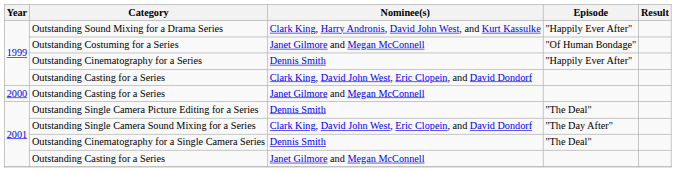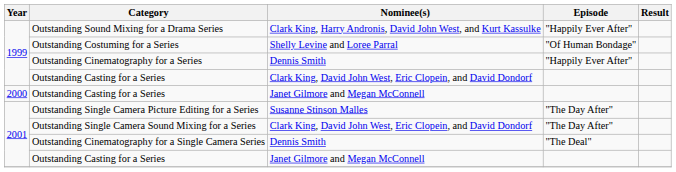(347, 45) Janet Gilmore and Megan McConnell -> (334, 45) Shelly Levine and Loree Parral
(298, 110) Dennis Smith -> (319, 110) Susanne Stinson Malles
(568, 110) "The Deal" -> (579, 110) "The Day After"
